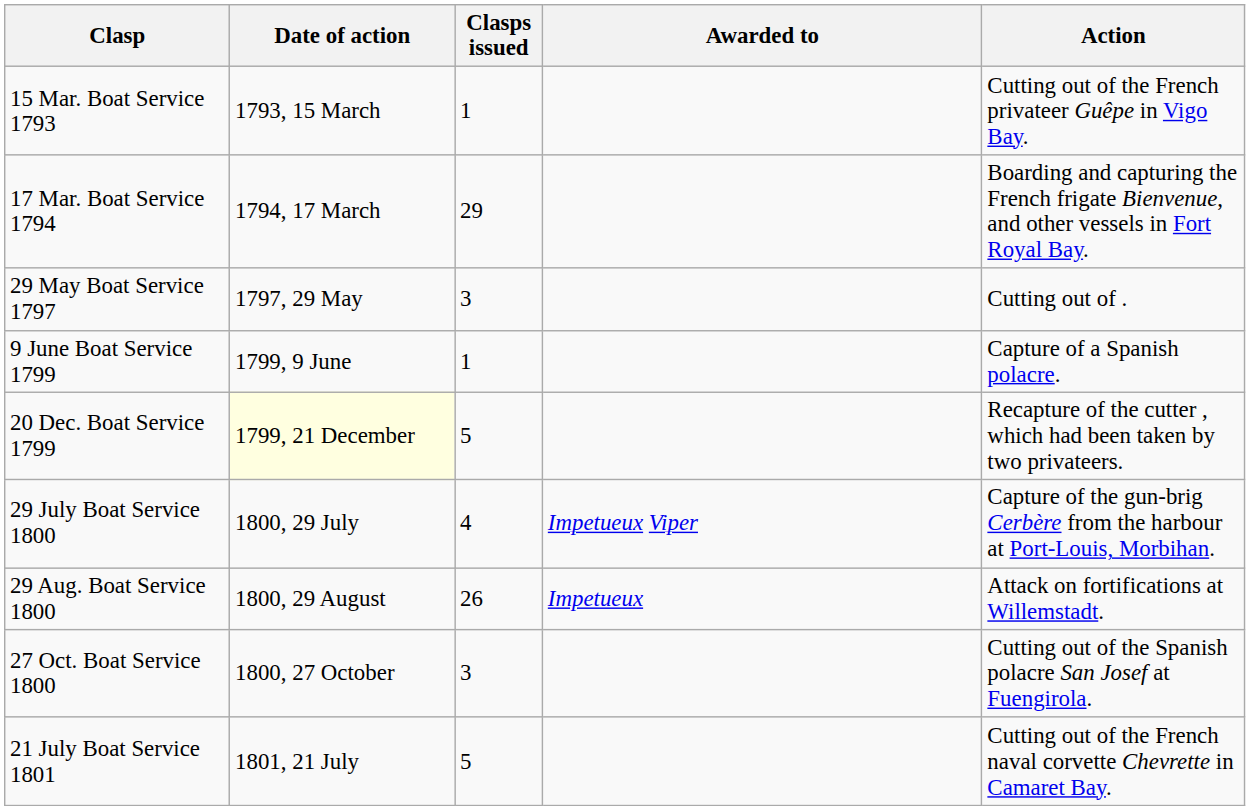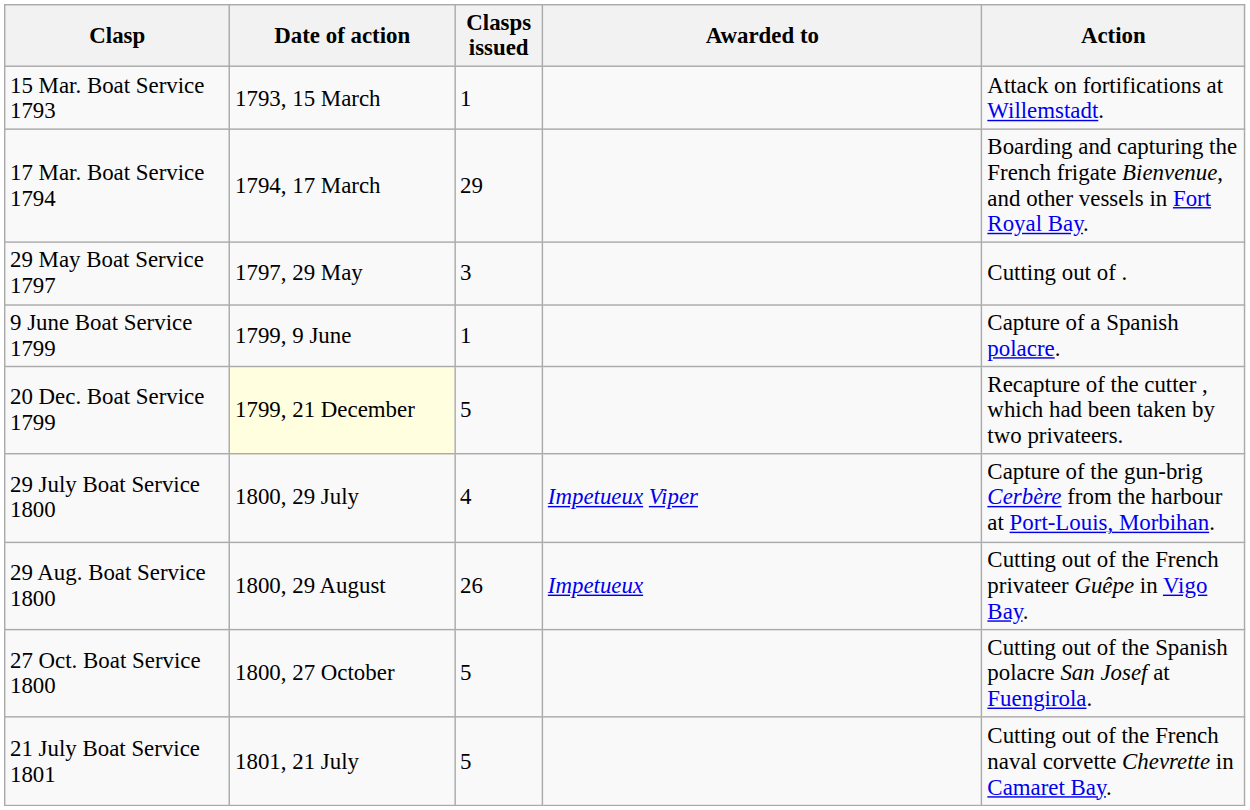(1103, 110) Cutting out of the French privateer Guêpe in Vigo Bay. -> (1105, 97) Attack on fortifications at Willemstadt.
(1105, 598) Attack on fortifications at Willemstadt. -> (1103, 585) Cutting out of the French privateer Guêpe in Vigo Bay.
(466, 673) 3 -> (466, 673) 5
